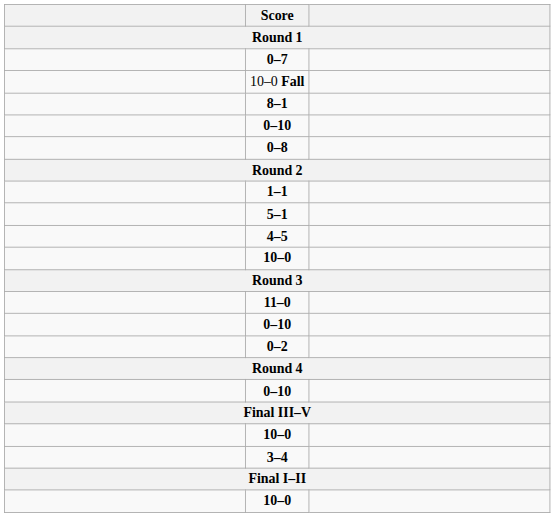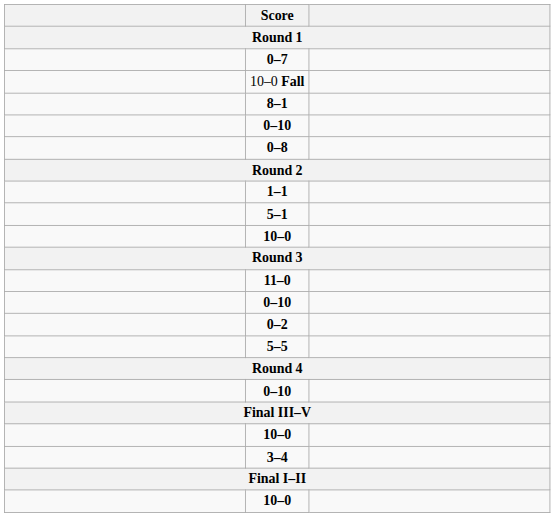- row: (125, 236)
+ row: (125, 347)
